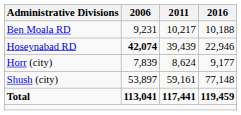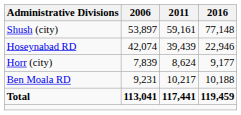rows swapped: (39, 29) <-> (32, 79)
(143, 46) bold -> (143, 46) normal
